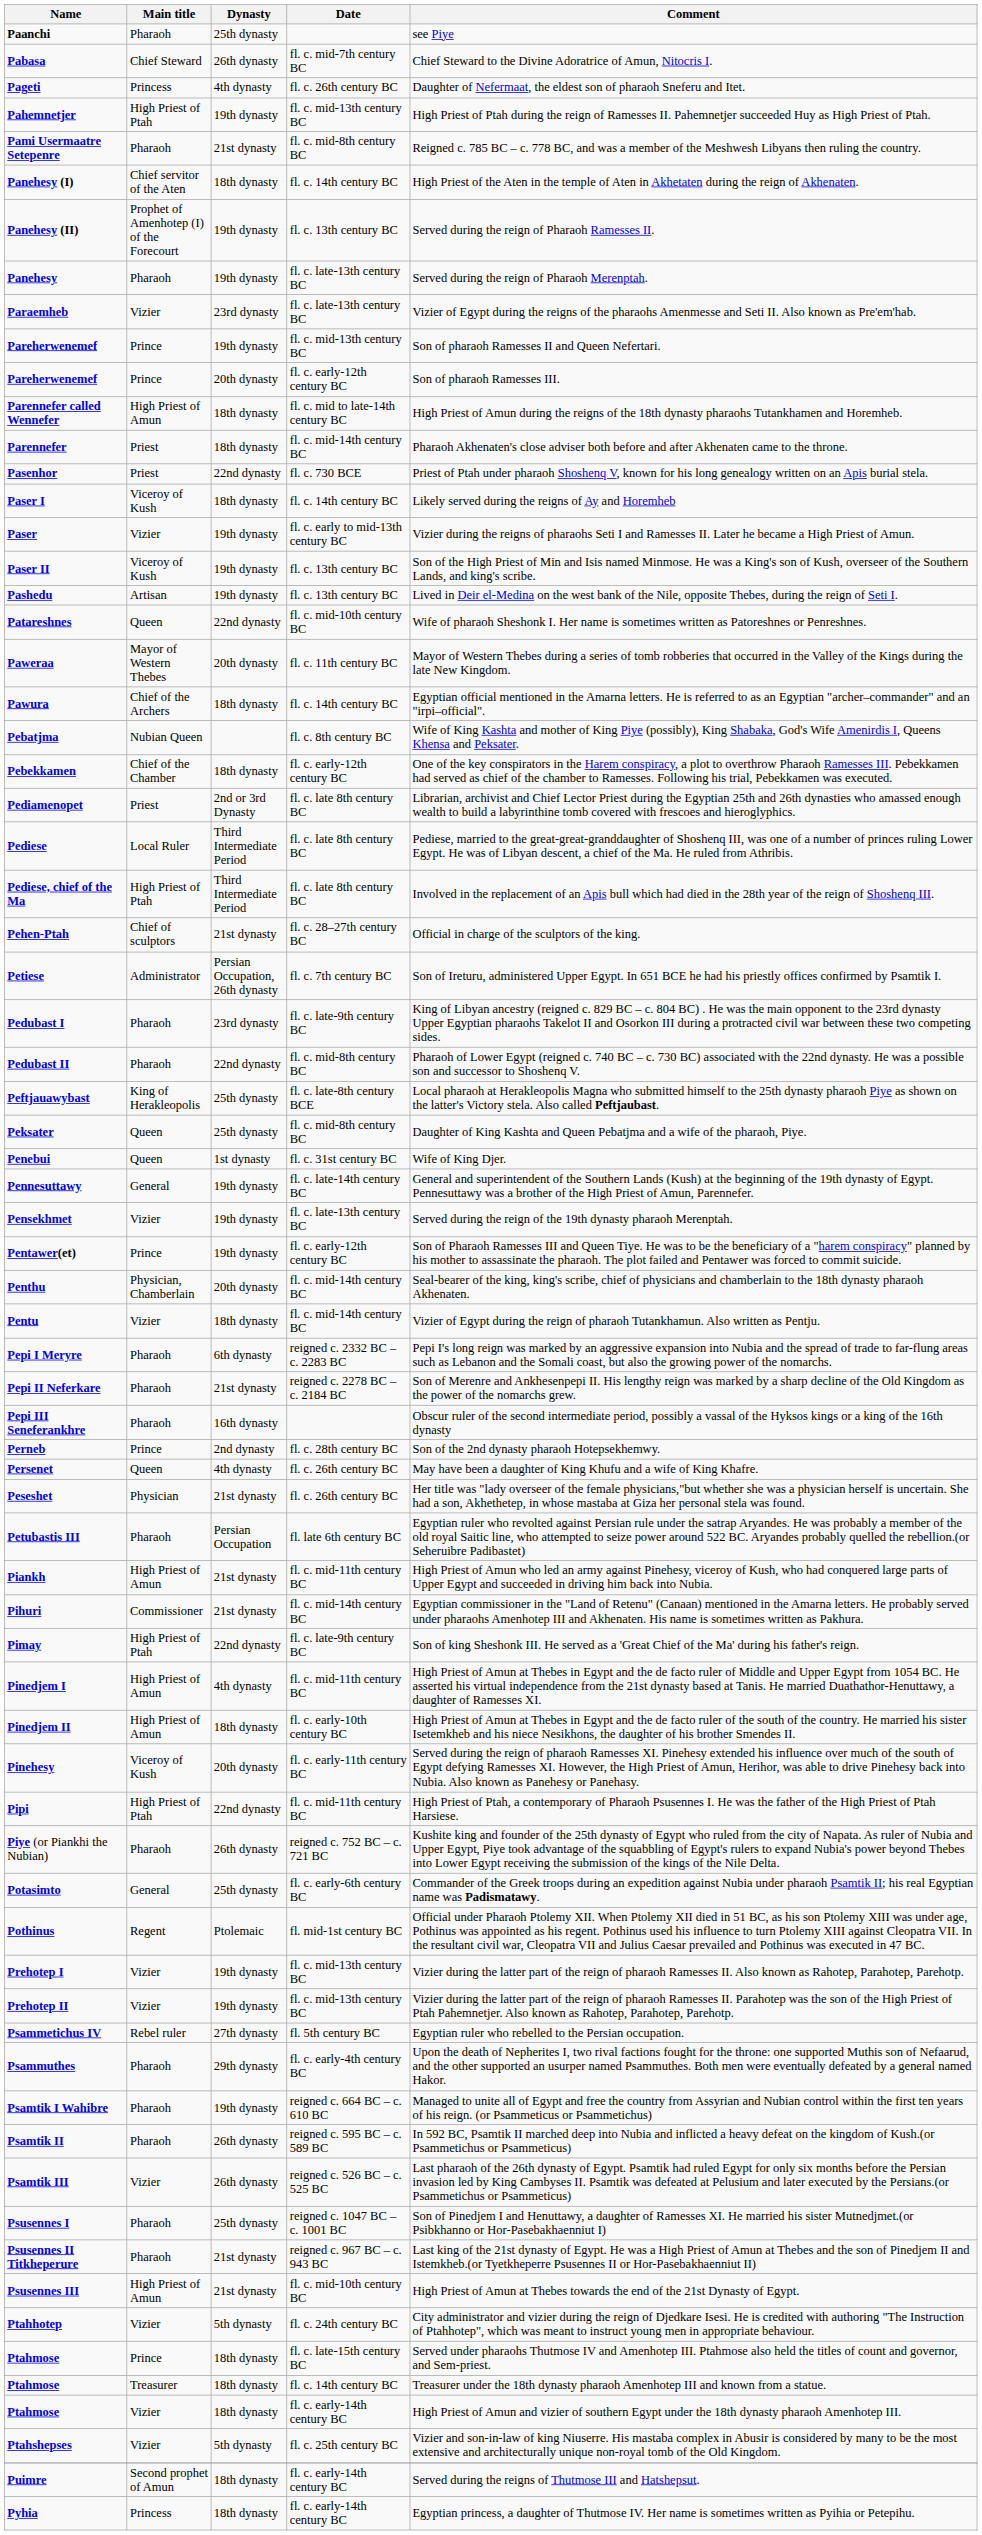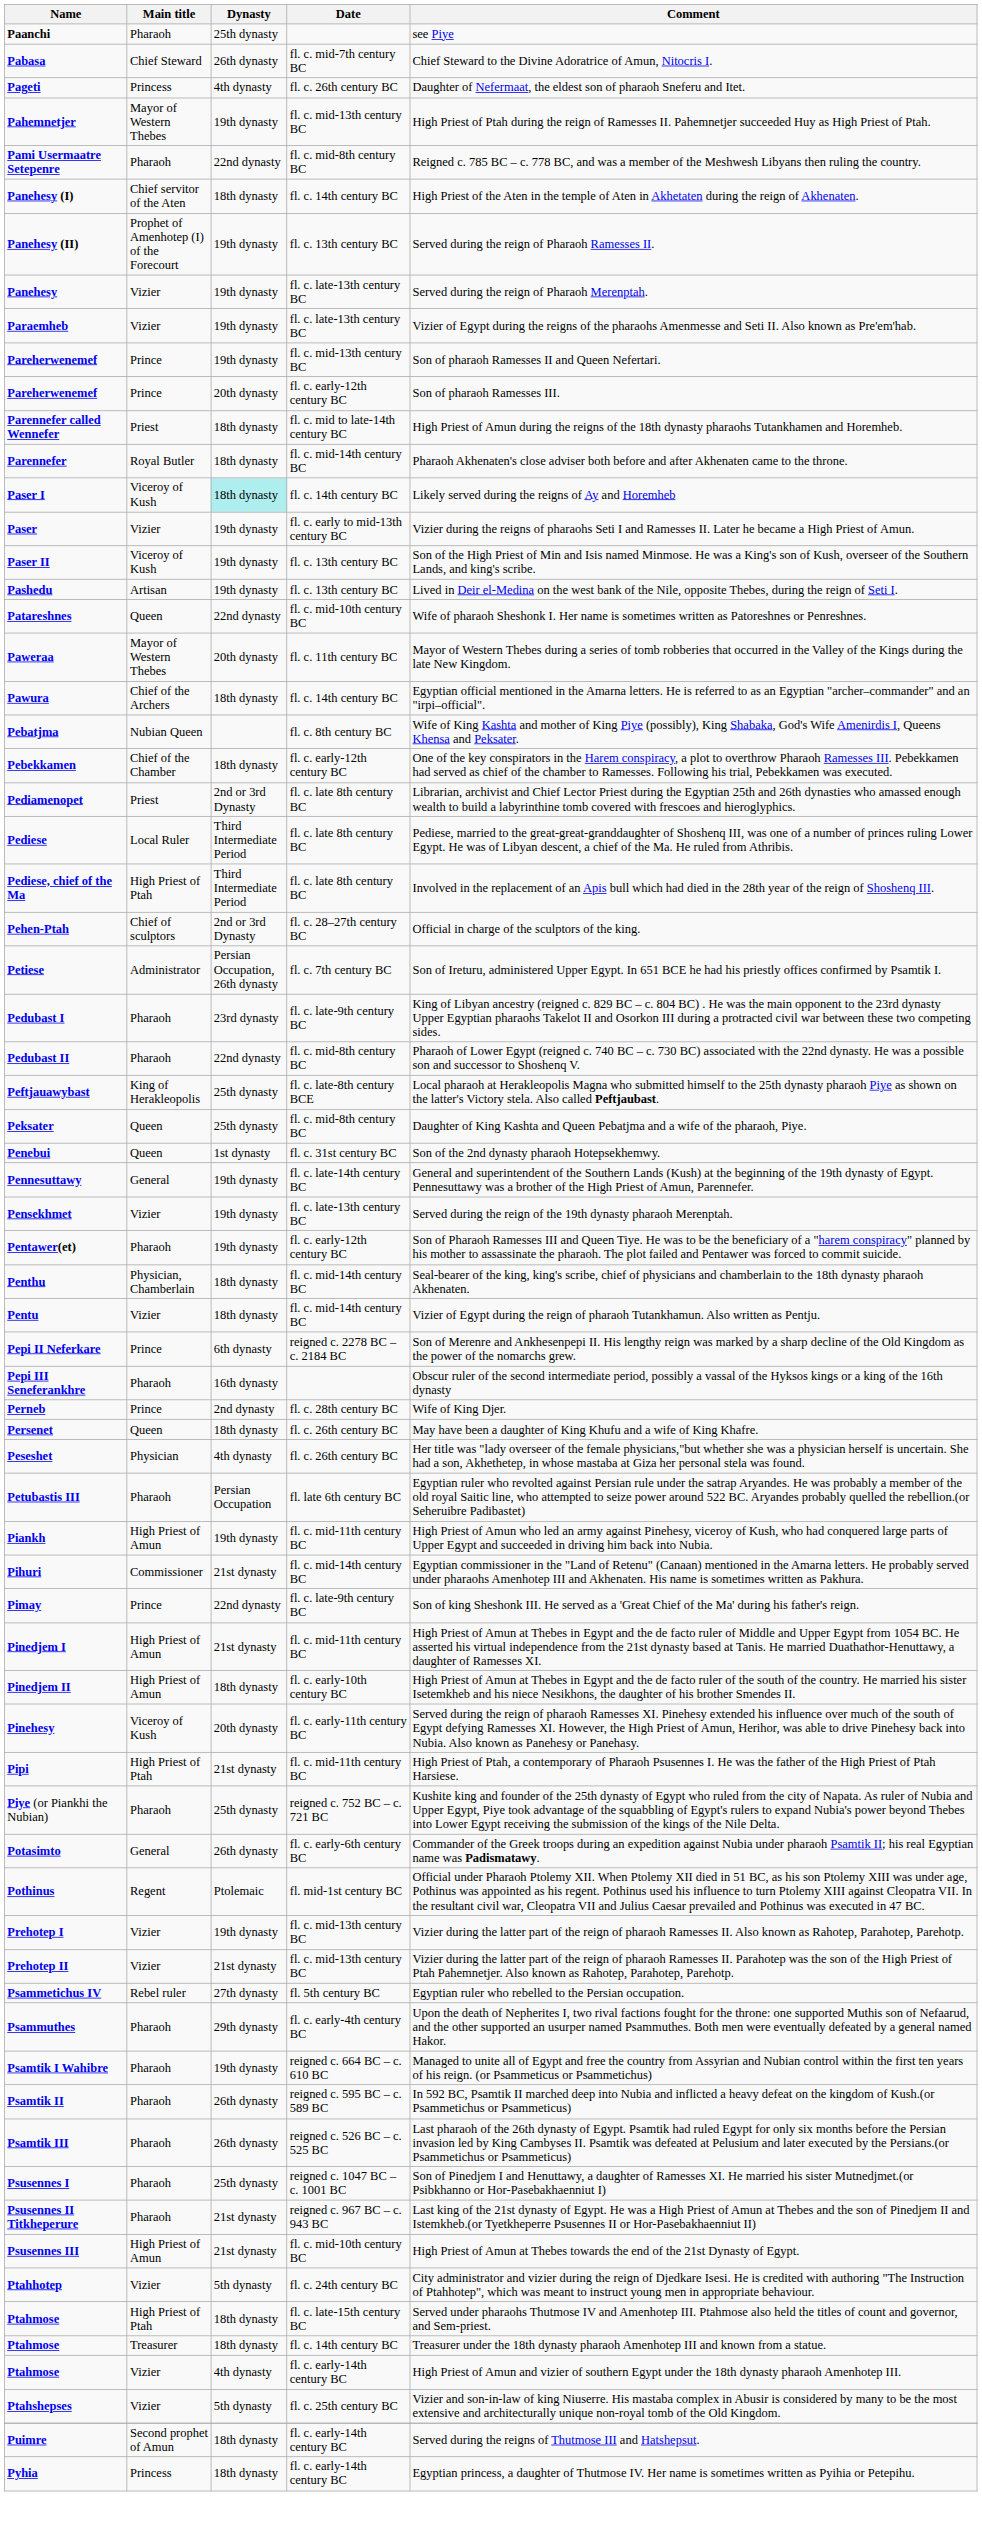(165, 114) High Priest of Ptah -> (153, 121) Mayor of Western Thebes
(245, 148) 21st dynasty -> (247, 162) 22nd dynasty
(150, 278) Pharaoh -> (145, 292) Vizier
(246, 311) 23rd dynasty -> (246, 325) 19th dynasty
(165, 413) High Priest of Amun -> (144, 427) Priest
(144, 447) Priest -> (162, 461) Royal Butler
- row: (32, 474)
(246, 500) no background -> (246, 495) paleturquoise background
(245, 934) 21st dynasty -> (240, 929) 2nd or 3rd Dynasty
(459, 1158) Wife of King Djer. -> (536, 1153) Son of the 2nd dynasty pharaoh Hotepsekhemwy.
(146, 1253) Prince -> (150, 1247) Pharaoh
(246, 1287) 20th dynasty -> (246, 1281) 18th dynasty
- row: (45, 1354)
(150, 1388) Pharaoh -> (146, 1349) Prince
(245, 1388) 21st dynasty -> (243, 1349) 6th dynasty
(536, 1449) Son of the 2nd dynasty pharaoh Hotepsekhemwy. -> (459, 1409) Wife of King Djer.
(243, 1469) 4th dynasty -> (246, 1429) 18th dynasty
(245, 1496) 21st dynasty -> (243, 1456) 4th dynasty
(245, 1577) 21st dynasty -> (246, 1538) 19th dynasty
(165, 1645) High Priest of Ptah -> (146, 1605) Prince
(243, 1686) 4th dynasty -> (245, 1646) 21st dynasty
(247, 1808) 22nd dynasty -> (245, 1769) 21st dynasty
(246, 1849) 26th dynasty -> (246, 1810) 25th dynasty
(246, 1890) 25th dynasty -> (246, 1850) 26th dynasty
(246, 2006) 19th dynasty -> (245, 1966) 21st dynasty
(145, 2182) Vizier -> (150, 2142) Pharaoh
(146, 2358) Prince -> (165, 2318) High Priest of Ptah
(246, 2412) 18th dynasty -> (243, 2372) 4th dynasty
